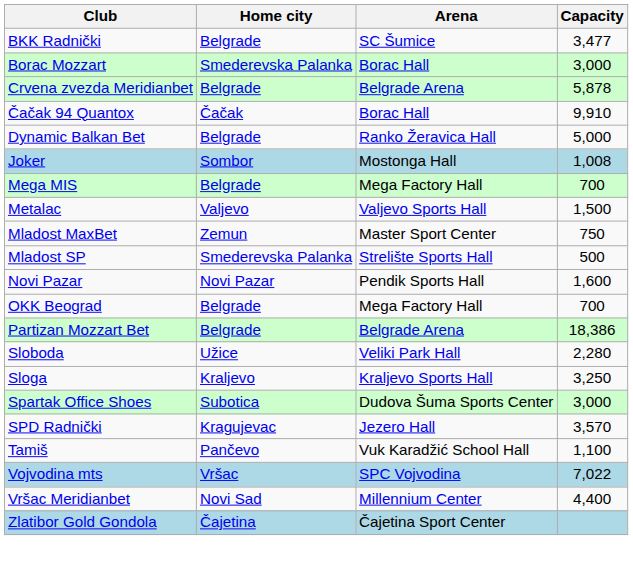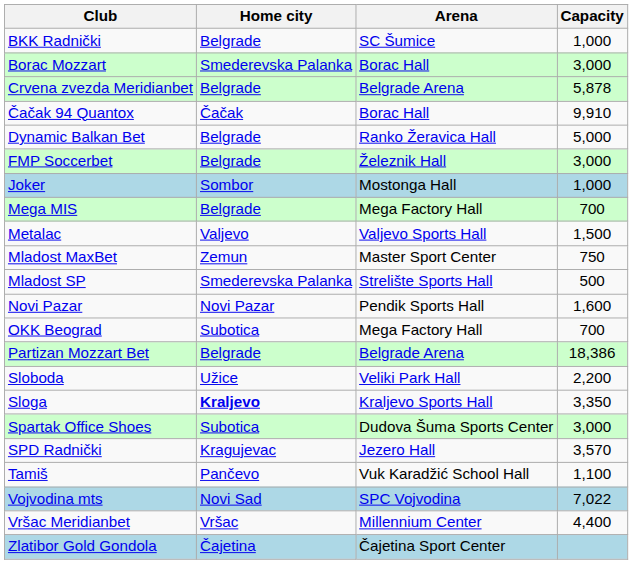(592, 40) 3,477 -> (592, 40) 1,000
+ row: (60, 161)
(592, 161) 1,008 -> (592, 185) 1,000
(230, 305) Belgrade -> (230, 329) Subotica
(592, 354) 2,280 -> (592, 378) 2,200
(227, 378) normal -> (230, 402) bold
(592, 378) 3,250 -> (592, 402) 3,350
(219, 474) Vršac -> (231, 498) Novi Sad
(231, 498) Novi Sad -> (219, 522) Vršac
